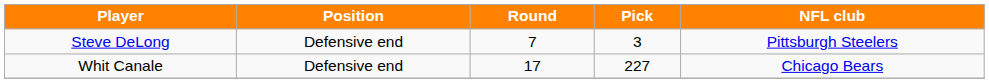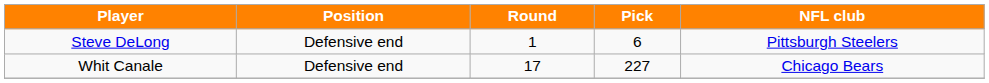(532, 41) 7 -> (532, 41) 1
(637, 41) 3 -> (637, 41) 6
